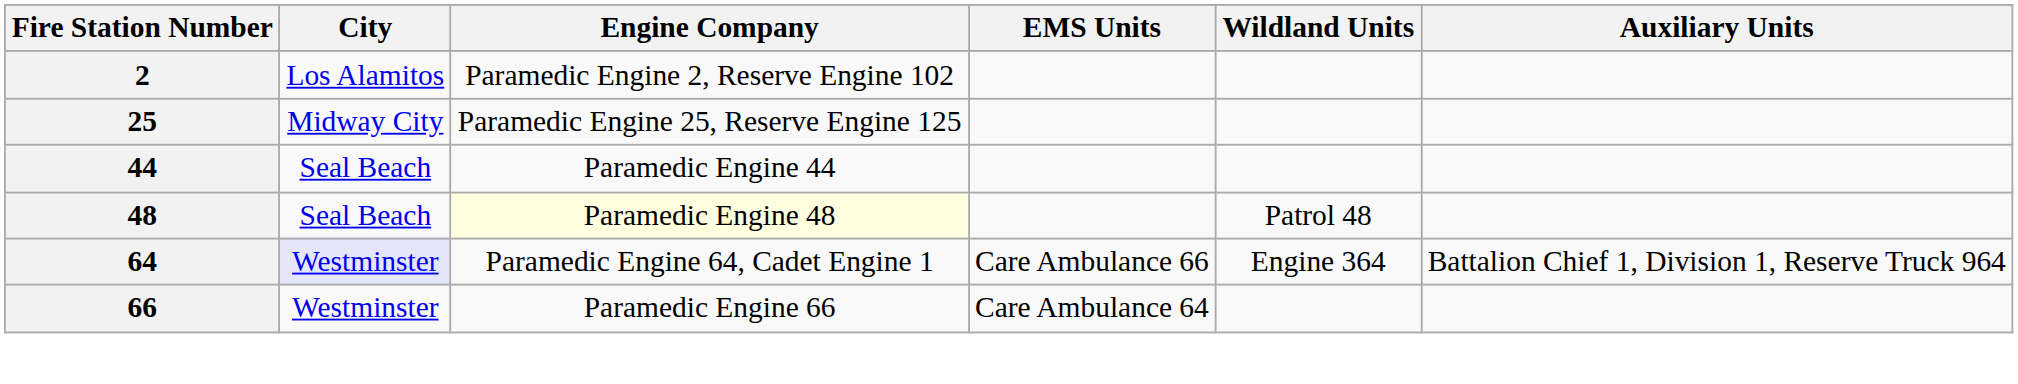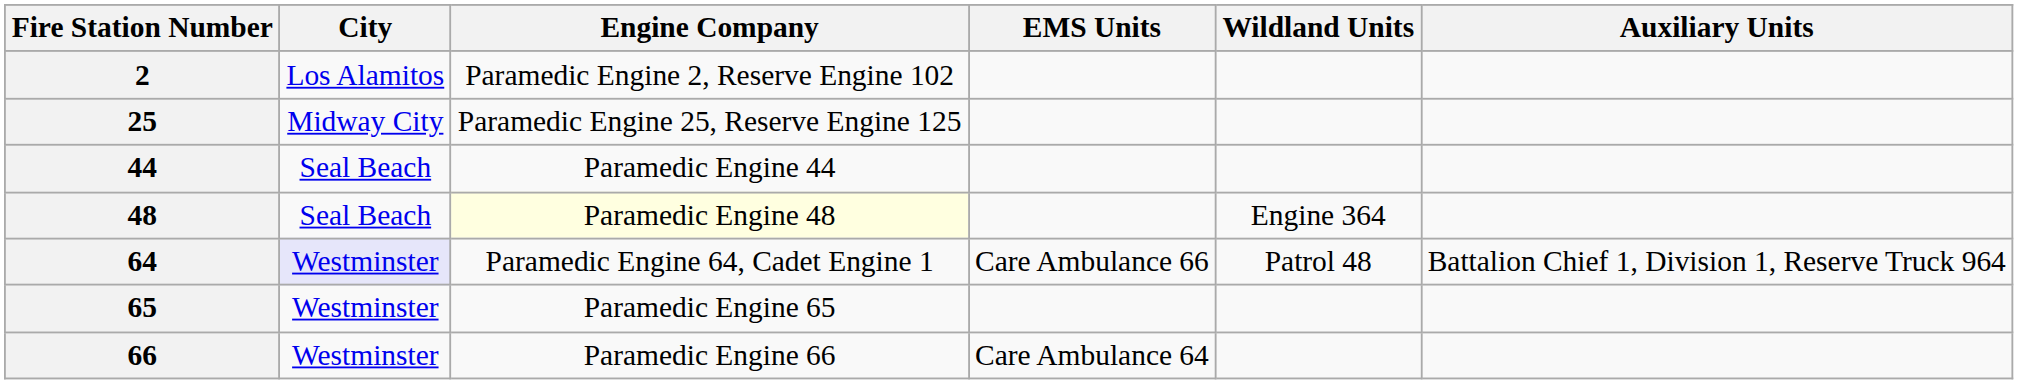(1318, 214) Patrol 48 -> (1318, 214) Engine 364
(1318, 261) Engine 364 -> (1318, 261) Patrol 48
+ row: (142, 307)
